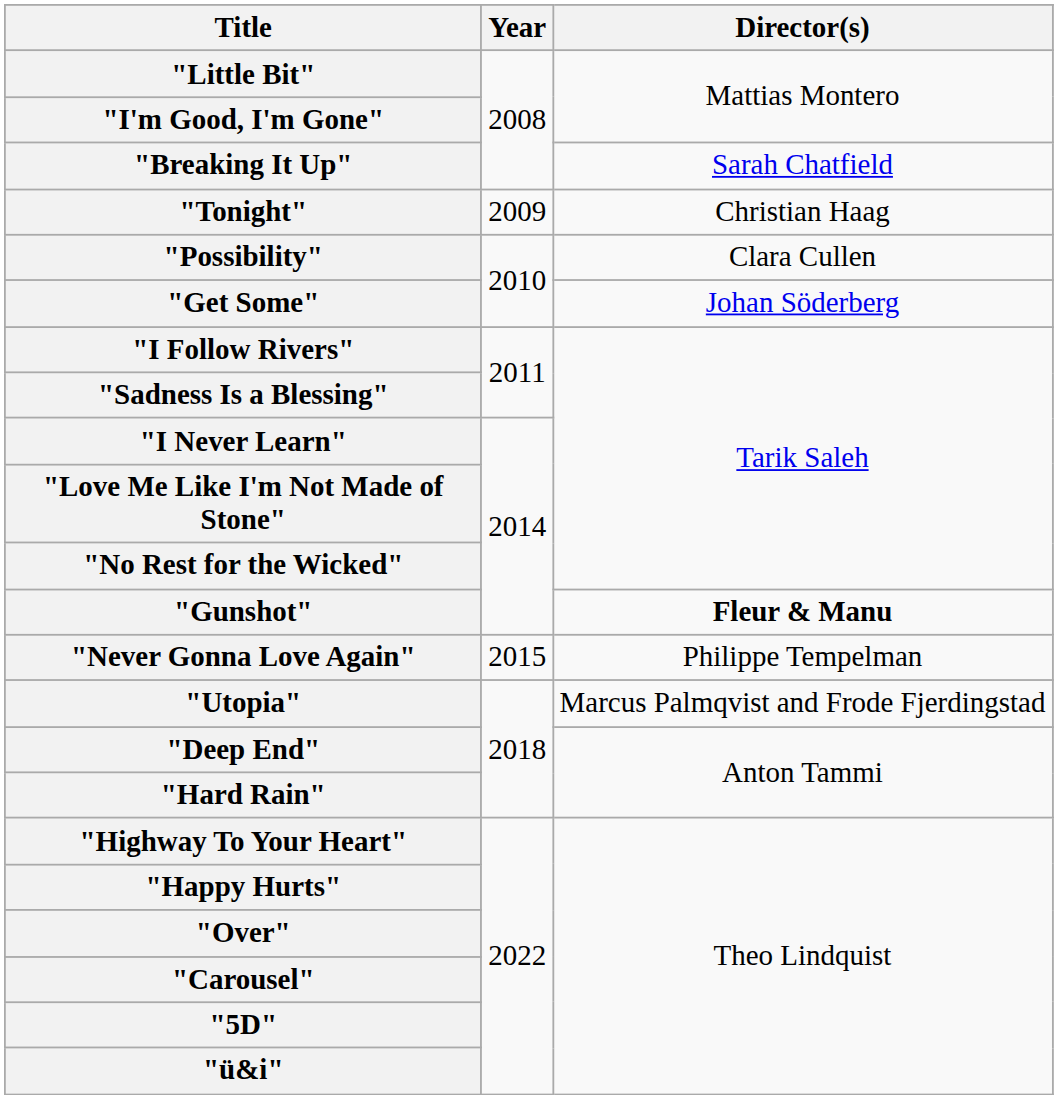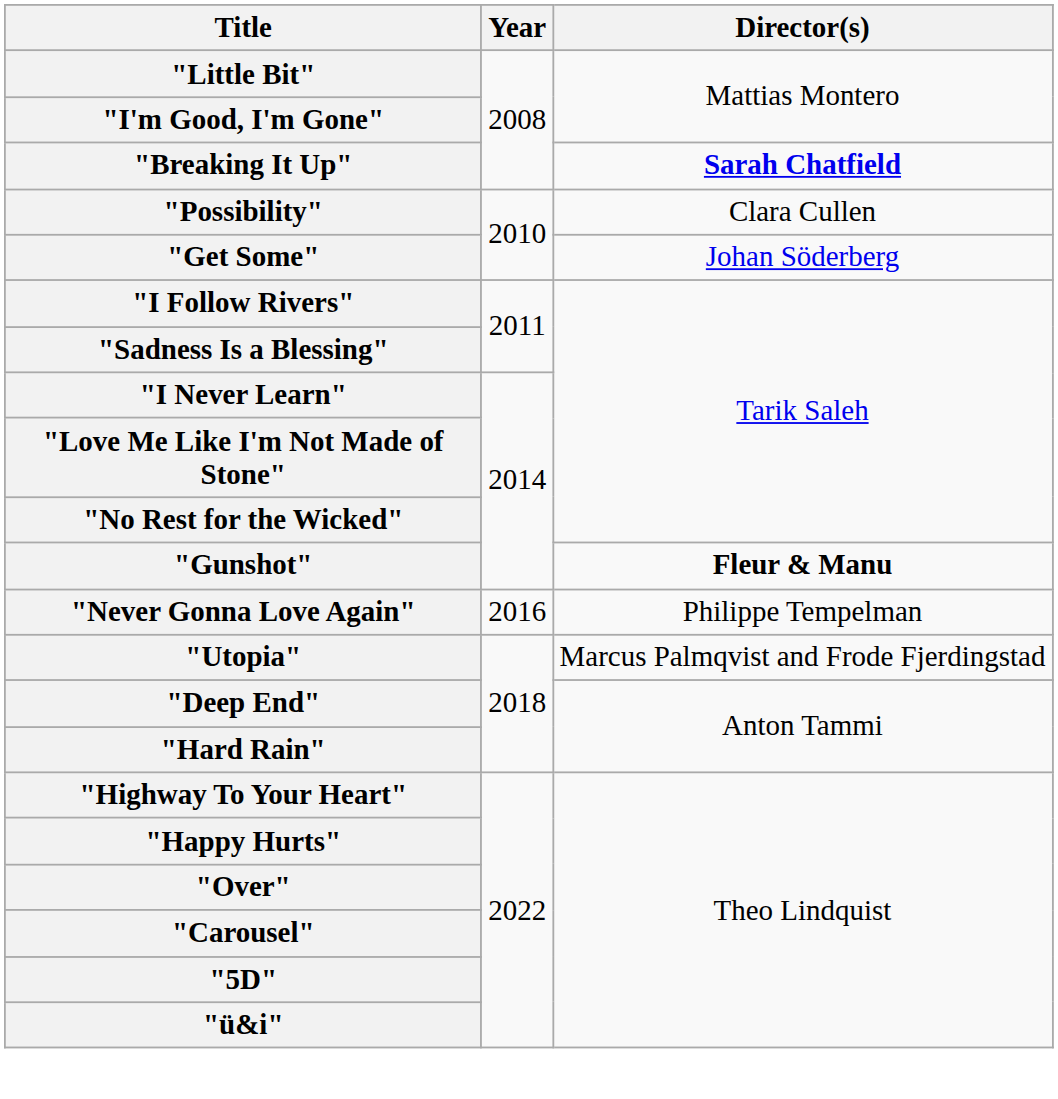(802, 165) normal -> (802, 165) bold
- row: (243, 211)
(517, 657) 2015 -> (517, 611) 2016
